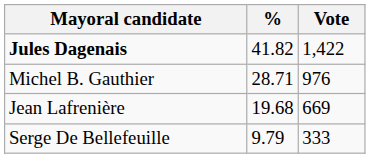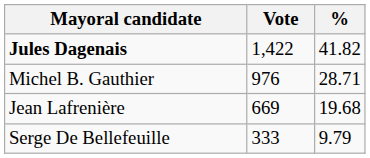columns swapped: (332, 19) <-> (273, 19)
